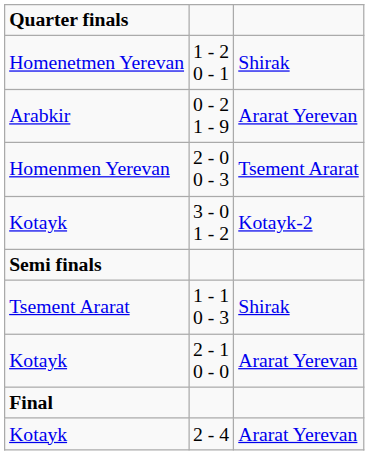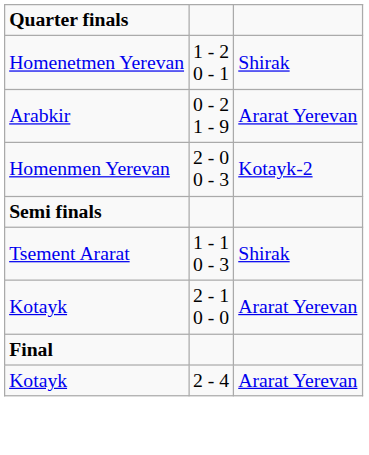(298, 169) Tsement Ararat -> (275, 169) Kotayk-2
- row: (38, 222)
